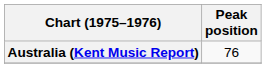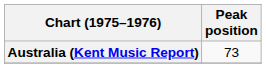(231, 52) 76 -> (231, 52) 73
